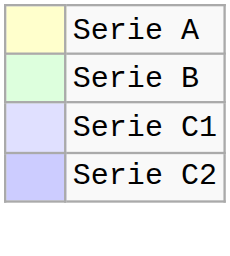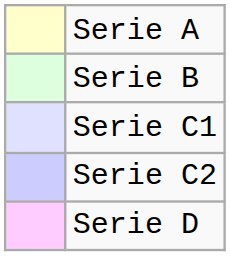+ row: (136, 225)
